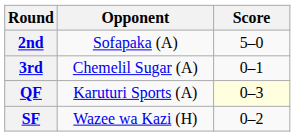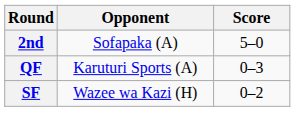- row: (31, 68)
(252, 93) lightyellow background -> (252, 68) no background
